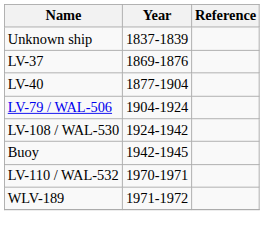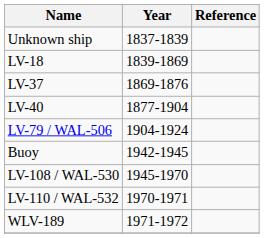+ row: (26, 61)
- row: (64, 130)
+ row: (64, 175)
